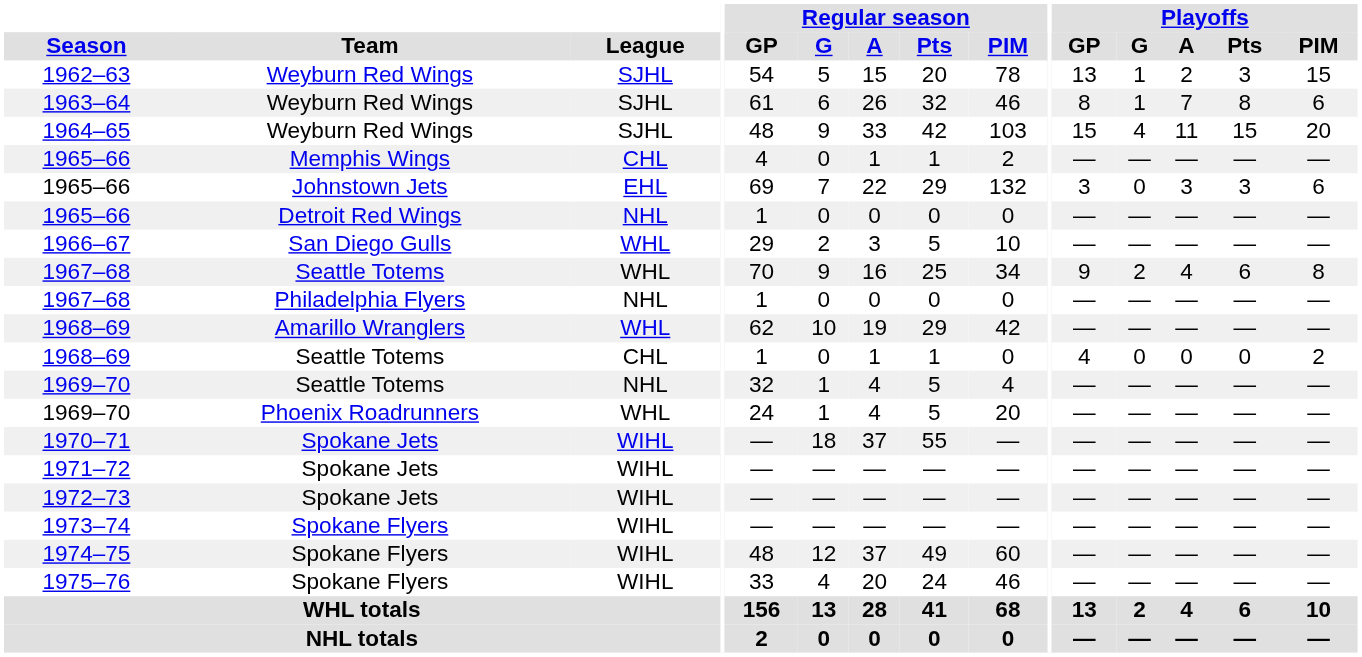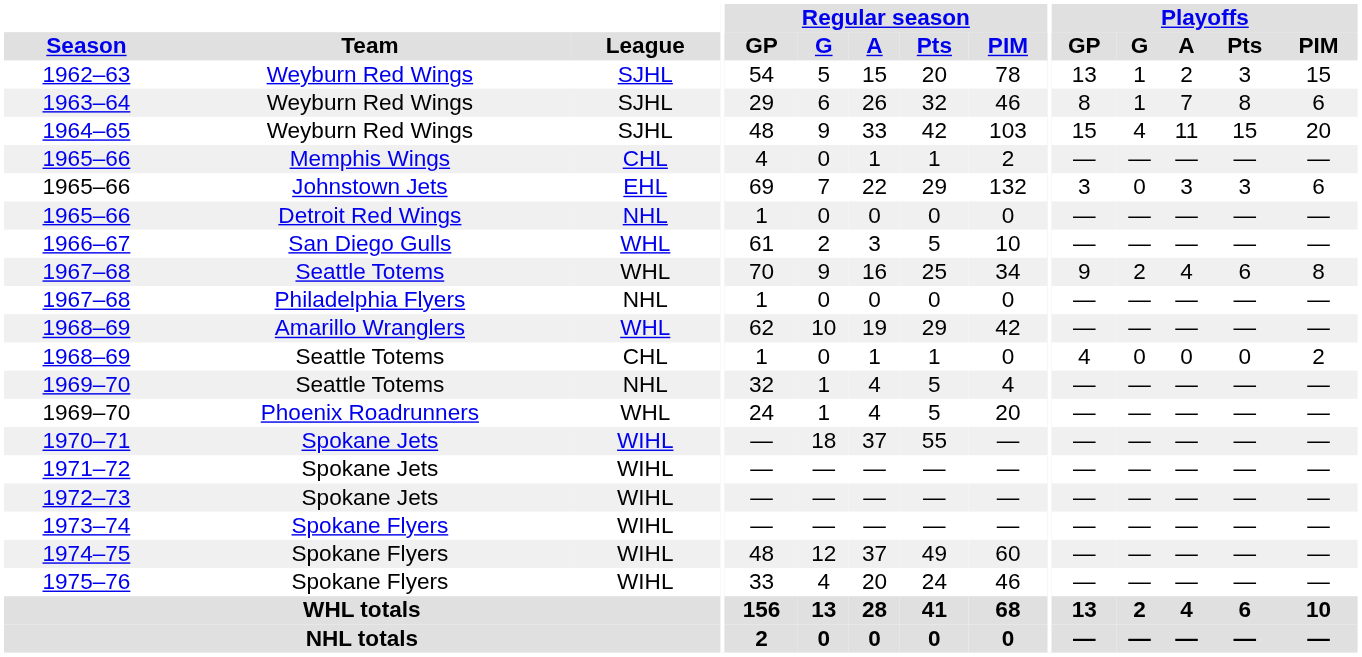(762, 102) 61 -> (762, 102) 29
(762, 243) 29 -> (762, 243) 61
